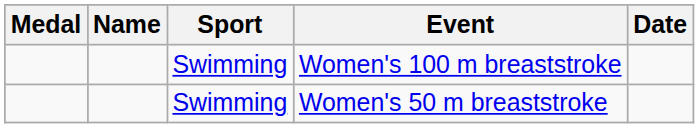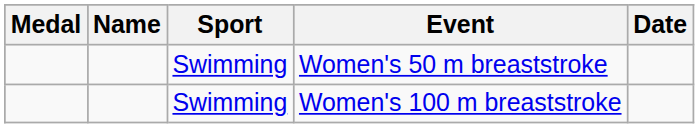rows swapped: (453, 104) <-> (460, 64)
